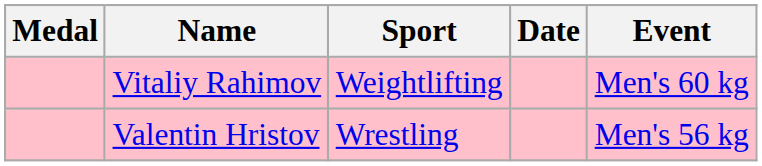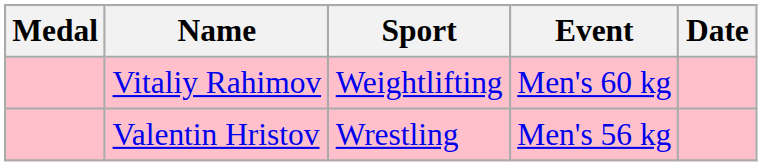columns swapped: (672, 30) <-> (549, 30)
